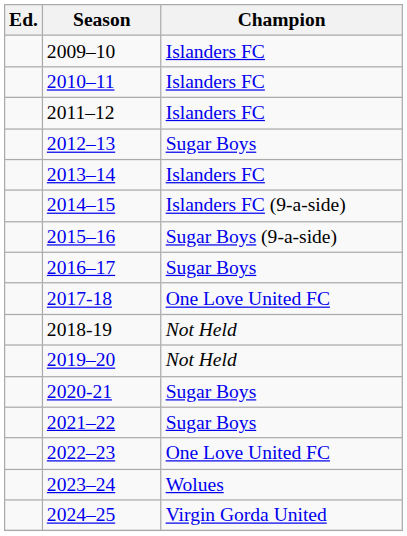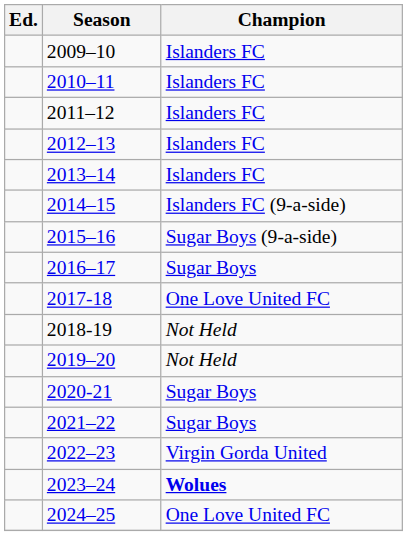(211, 143) Sugar Boys -> (215, 143) Islanders FC
(248, 453) One Love United FC -> (246, 453) Virgin Gorda United
(195, 484) normal -> (196, 484) bold
(246, 515) Virgin Gorda United -> (248, 515) One Love United FC
